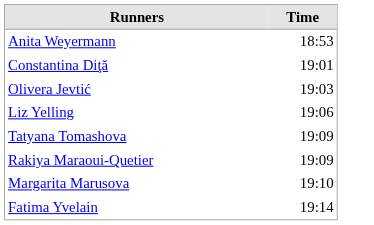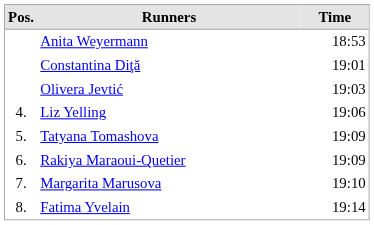+ column: (21, 16)
